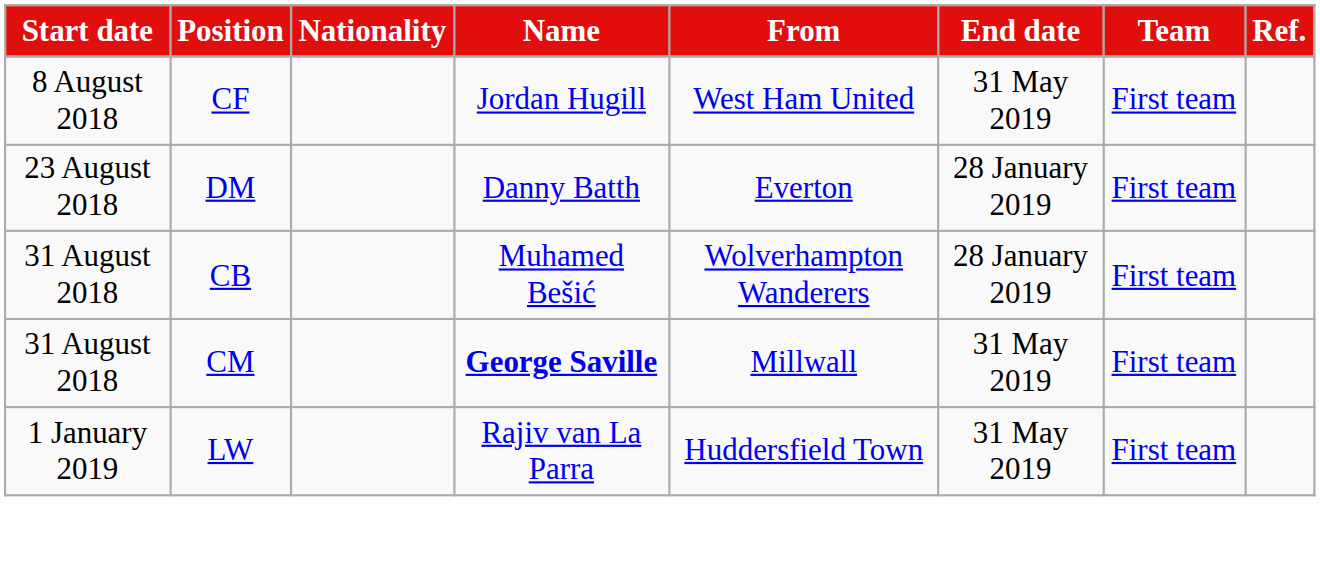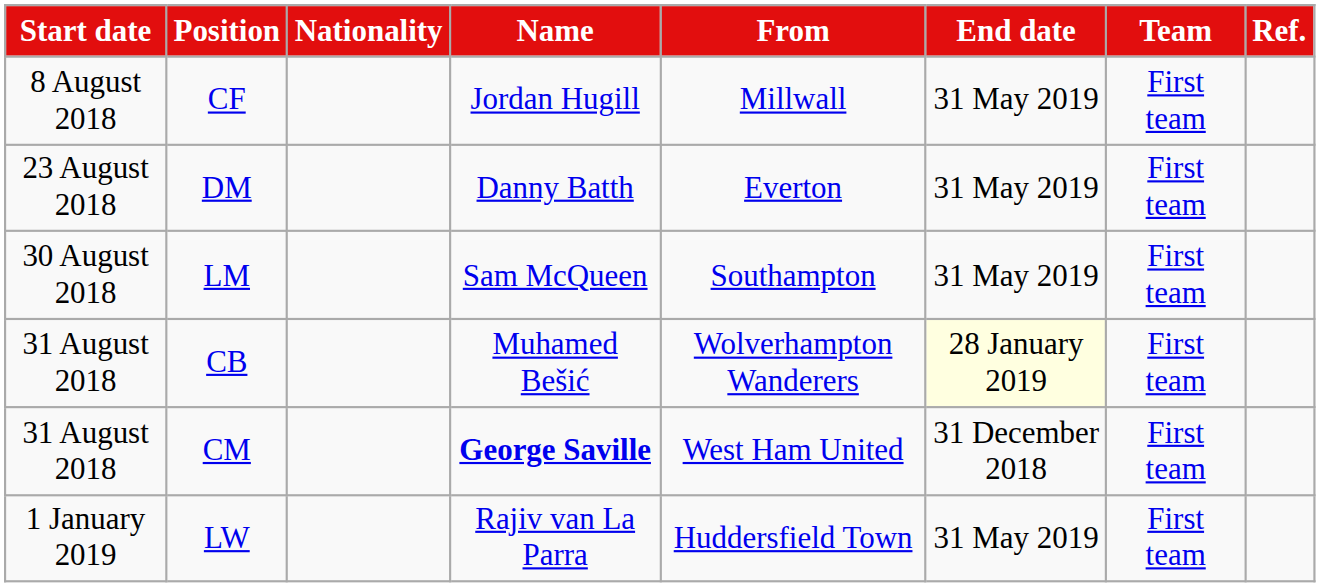(804, 99) West Ham United -> (793, 99) Millwall
(1021, 187) 28 January 2019 -> (1016, 187) 31 May 2019
+ row: (227, 274)
(1021, 274) no background -> (1016, 362) lightyellow background
(804, 362) Millwall -> (793, 450) West Ham United
(1021, 362) 31 May 2019 -> (1016, 450) 31 December 2018
